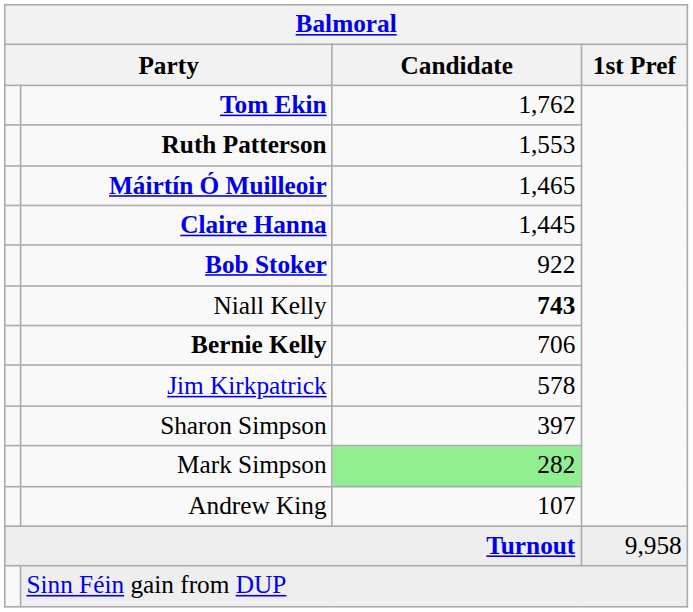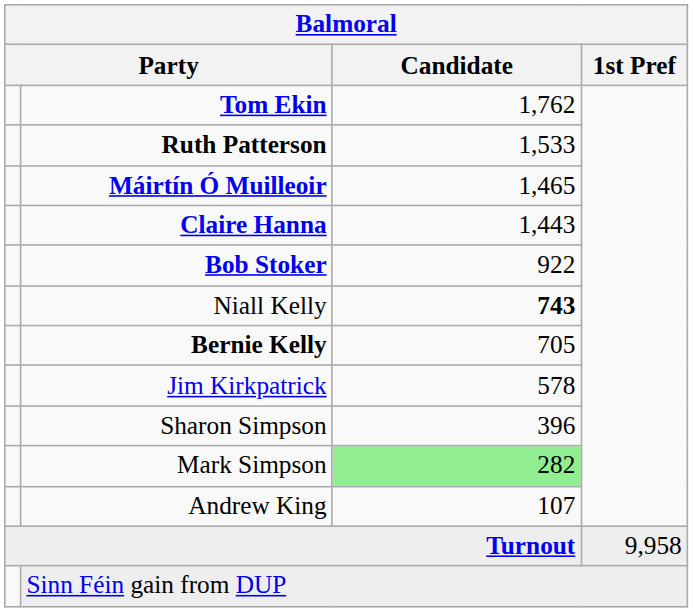(547, 144) 1,553 -> (547, 144) 1,533
(547, 225) 1,445 -> (547, 225) 1,443
(556, 345) 706 -> (556, 345) 705
(556, 425) 397 -> (556, 425) 396
